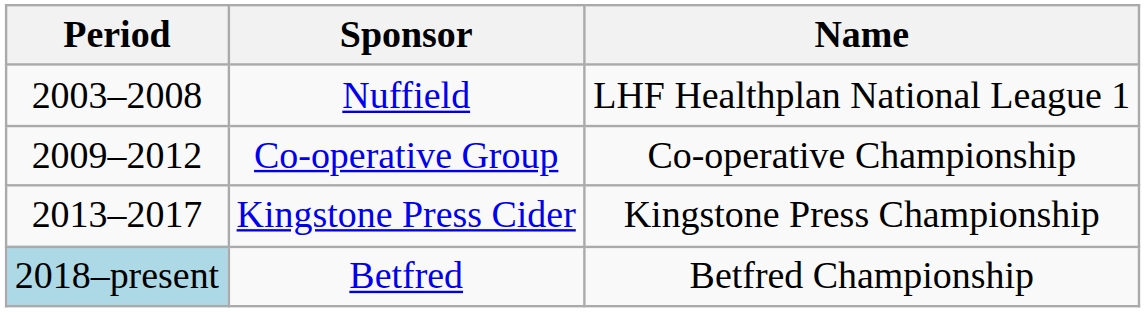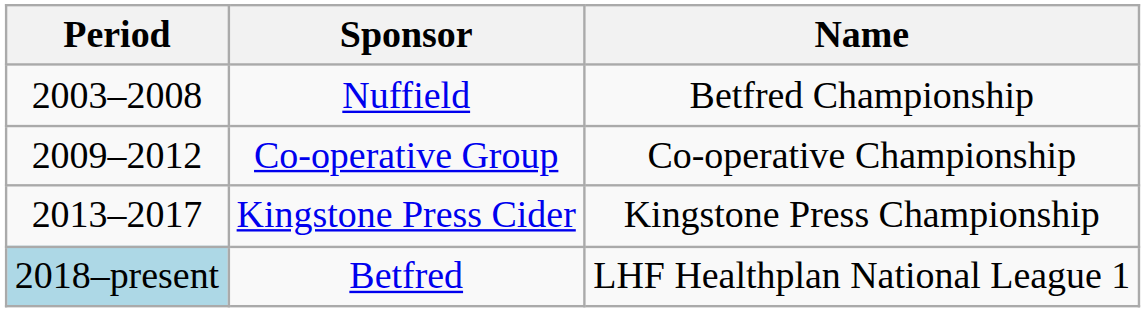(862, 94) LHF Healthplan National League 1 -> (862, 94) Betfred Championship
(862, 275) Betfred Championship -> (862, 275) LHF Healthplan National League 1
